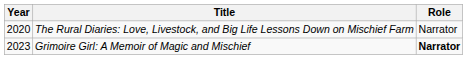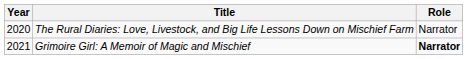(19, 46) 2023 -> (19, 46) 2021
